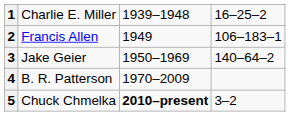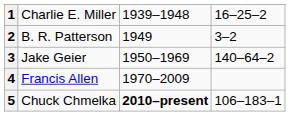(60, 36) Francis Allen -> (67, 36) B. R. Patterson
(248, 36) 106–183–1 -> (226, 36) 3–2
(67, 79) B. R. Patterson -> (60, 79) Francis Allen
(226, 100) 3–2 -> (248, 100) 106–183–1
